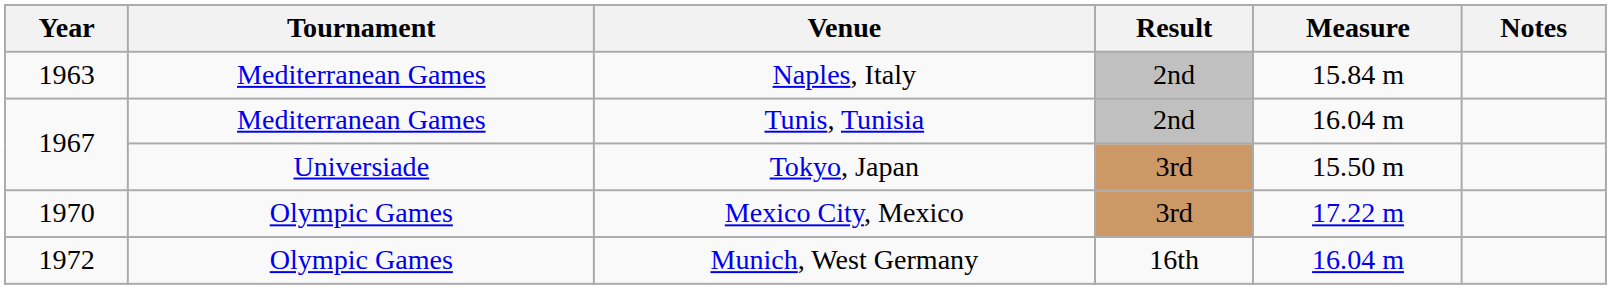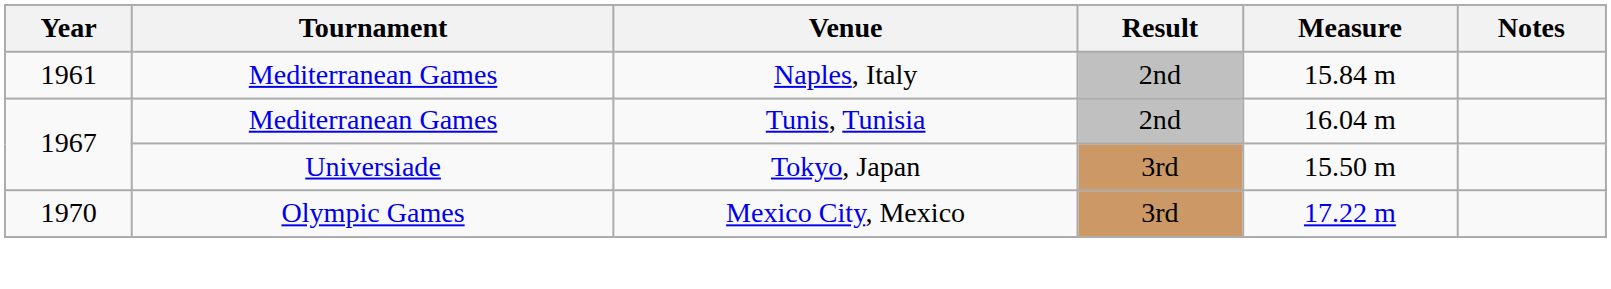(67, 74) 1963 -> (69, 74) 1961
- row: (844, 259)
